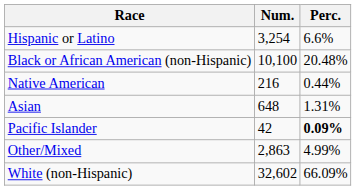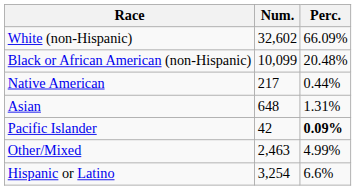rows swapped: (70, 173) <-> (61, 38)
(277, 60) 10,100 -> (277, 60) 10,099
(269, 83) 216 -> (269, 83) 217
(274, 151) 2,863 -> (274, 151) 2,463
